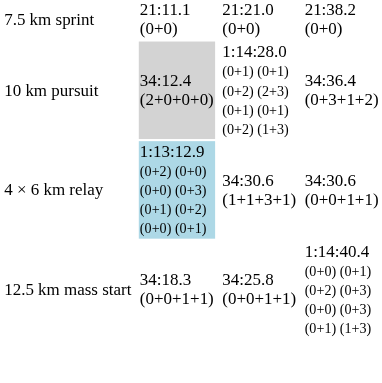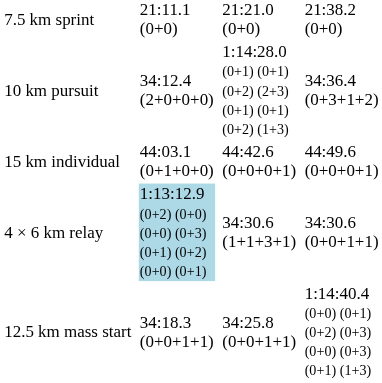(177, 90) lightgrey background -> (177, 90) no background
+ row: (62, 161)
